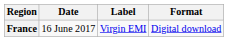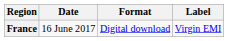columns swapped: (186, 12) <-> (123, 12)
